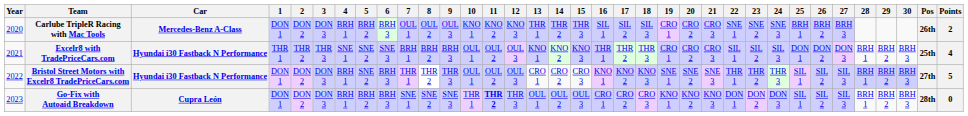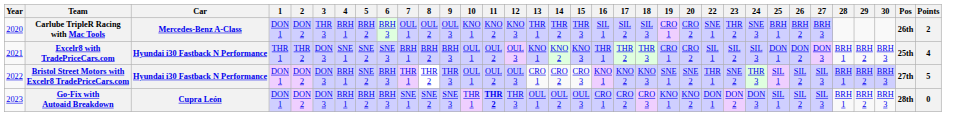- column: (712, 10)
(324, 29) DON 3 -> (324, 29) THR 3
(756, 29) SNE 2 -> (734, 29) THR 2
(324, 52) THR 3 -> (324, 52) DON 3
(756, 76) THR 2 -> (734, 76) SNE 2
